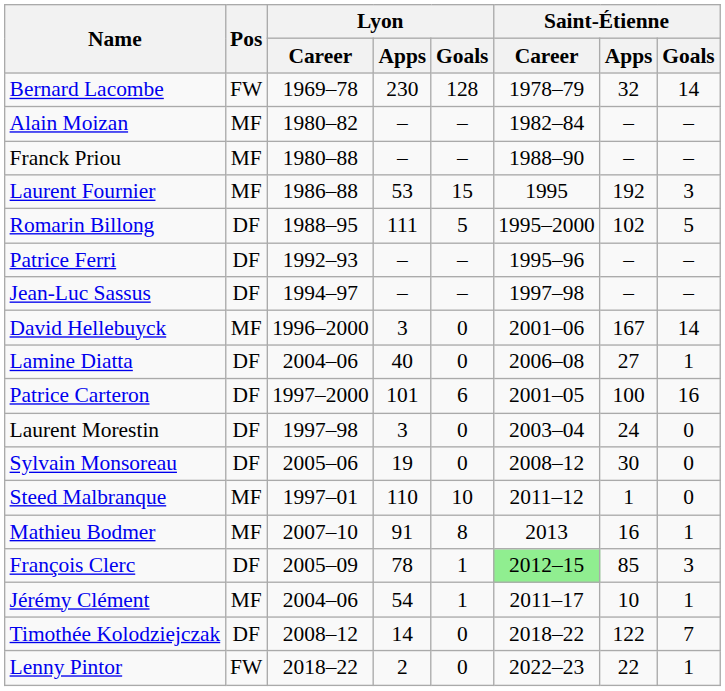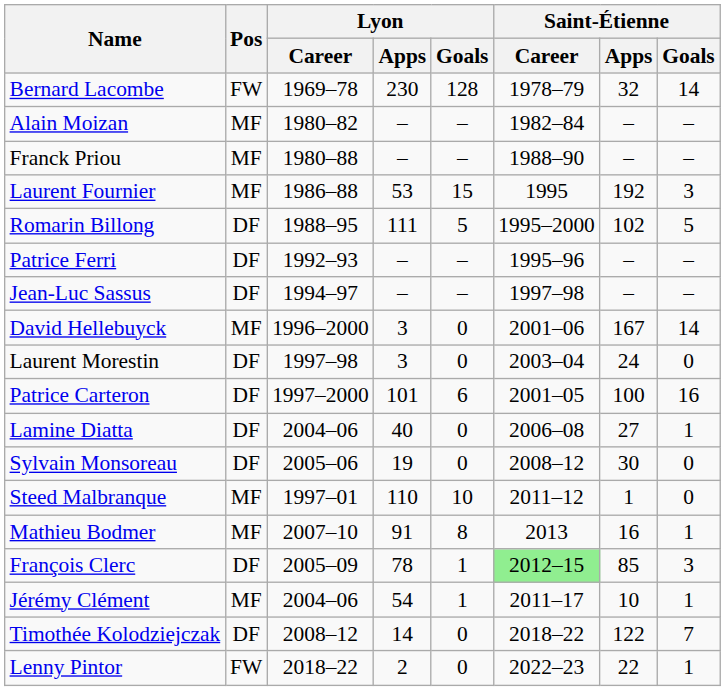rows swapped: (84, 429) <-> (71, 361)
